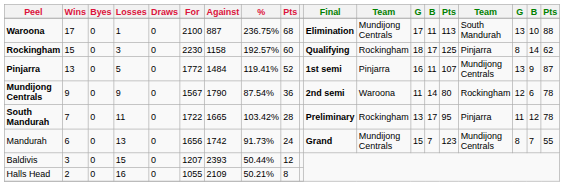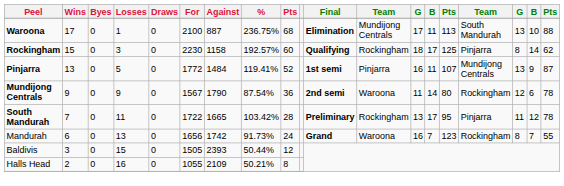(380, 140) Mundijong Centrals -> (377, 135) Waroona
(418, 140) 15 -> (418, 135) 16
(481, 140) Mundijong Centrals -> (486, 135) Rockingham
(192, 160) 1207 -> (192, 150) 1505
